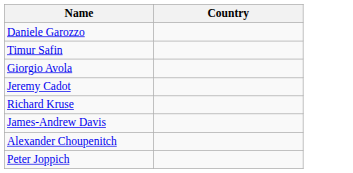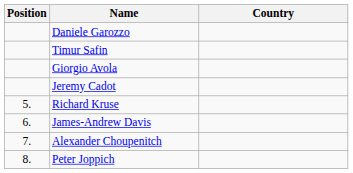+ column: (27, 13)
